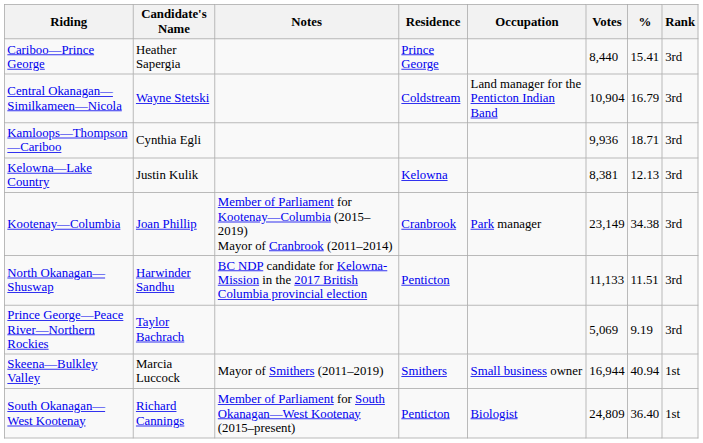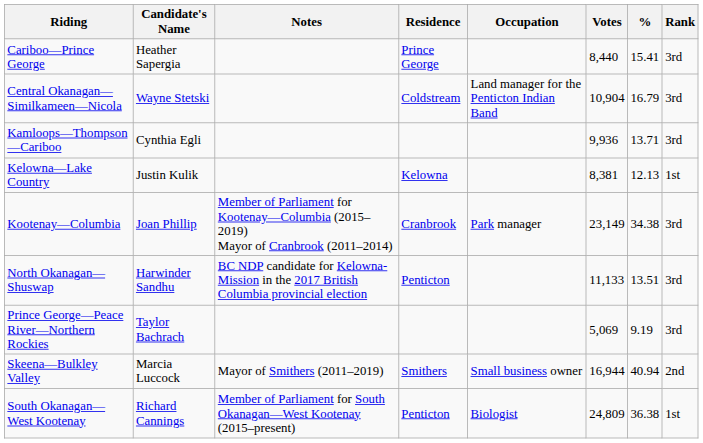(645, 140) 18.71 -> (645, 140) 13.71
(674, 175) 3rd -> (673, 175) 1st
(645, 280) 11.51 -> (645, 280) 13.51
(673, 371) 1st -> (675, 371) 2nd
(645, 413) 36.40 -> (645, 413) 36.38
